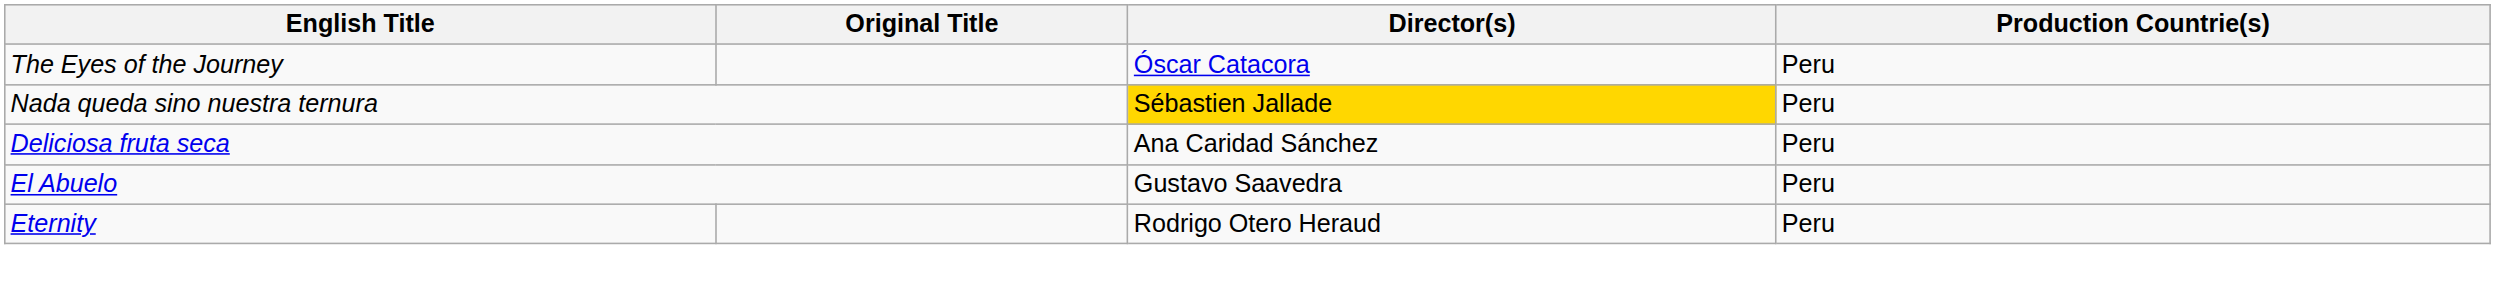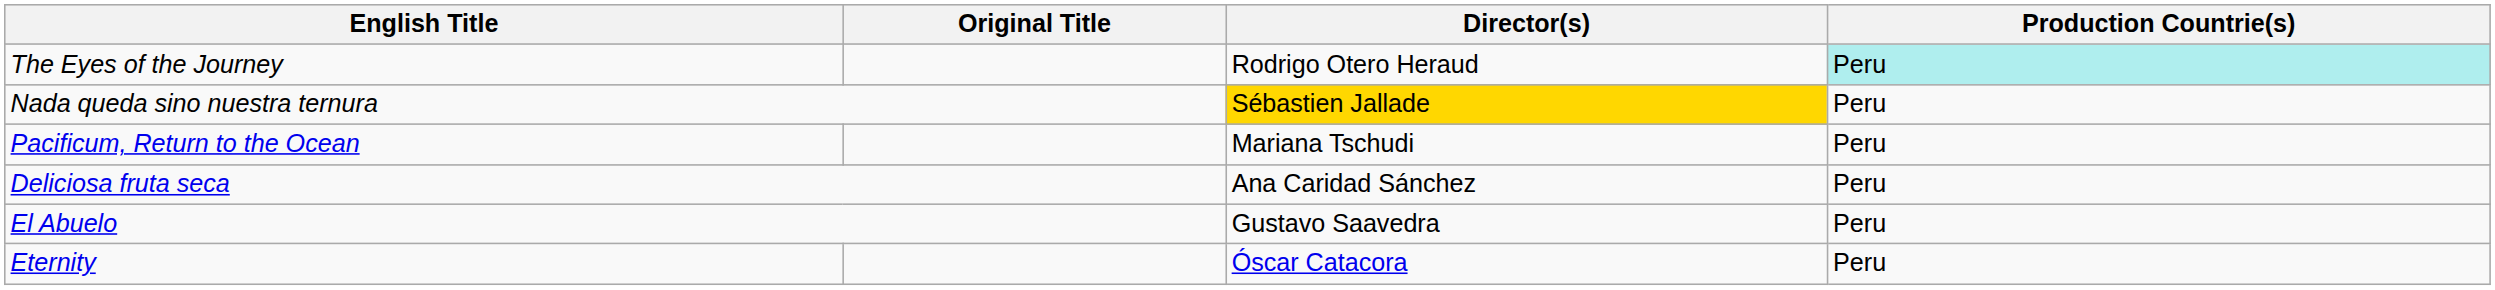(1222, 64) Óscar Catacora -> (1355, 64) Rodrigo Otero Heraud
(1808, 64) no background -> (1860, 64) paleturquoise background
+ row: (185, 143)
(1257, 223) Rodrigo Otero Heraud -> (1320, 263) Óscar Catacora
